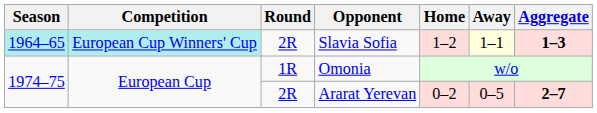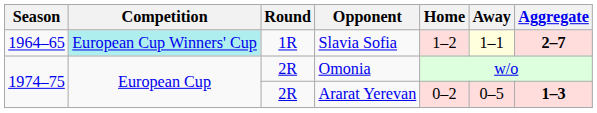(37, 42) paleturquoise background -> (37, 42) no background
(288, 42) 2R -> (288, 42) 1R
(554, 42) 1–3 -> (554, 42) 2–7
(288, 68) 1R -> (288, 68) 2R
(554, 94) 2–7 -> (554, 94) 1–3
